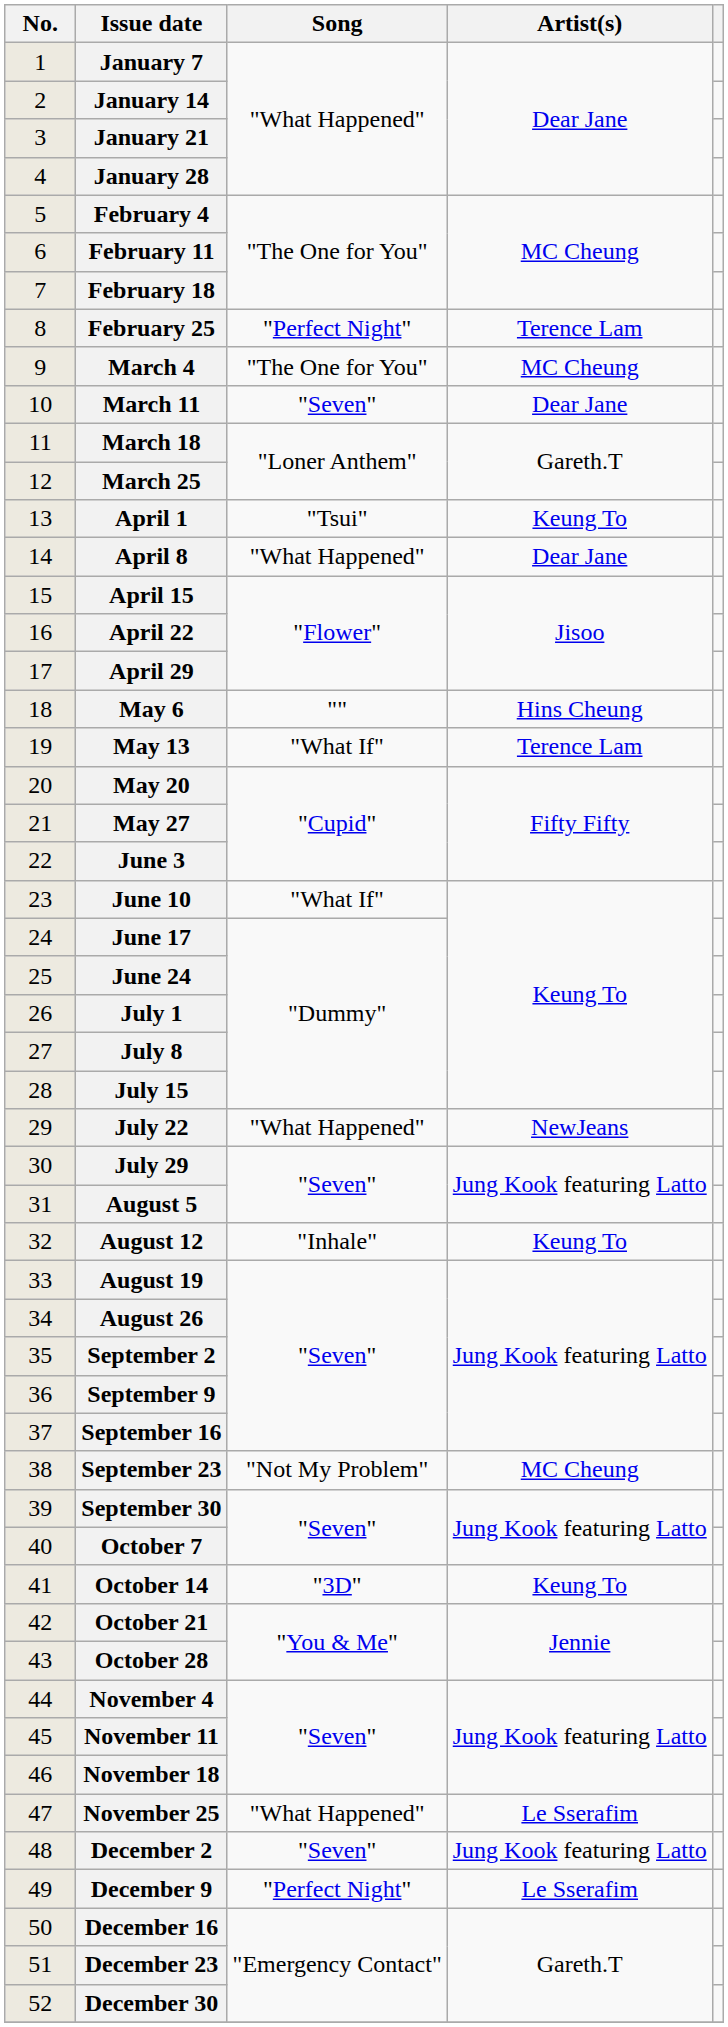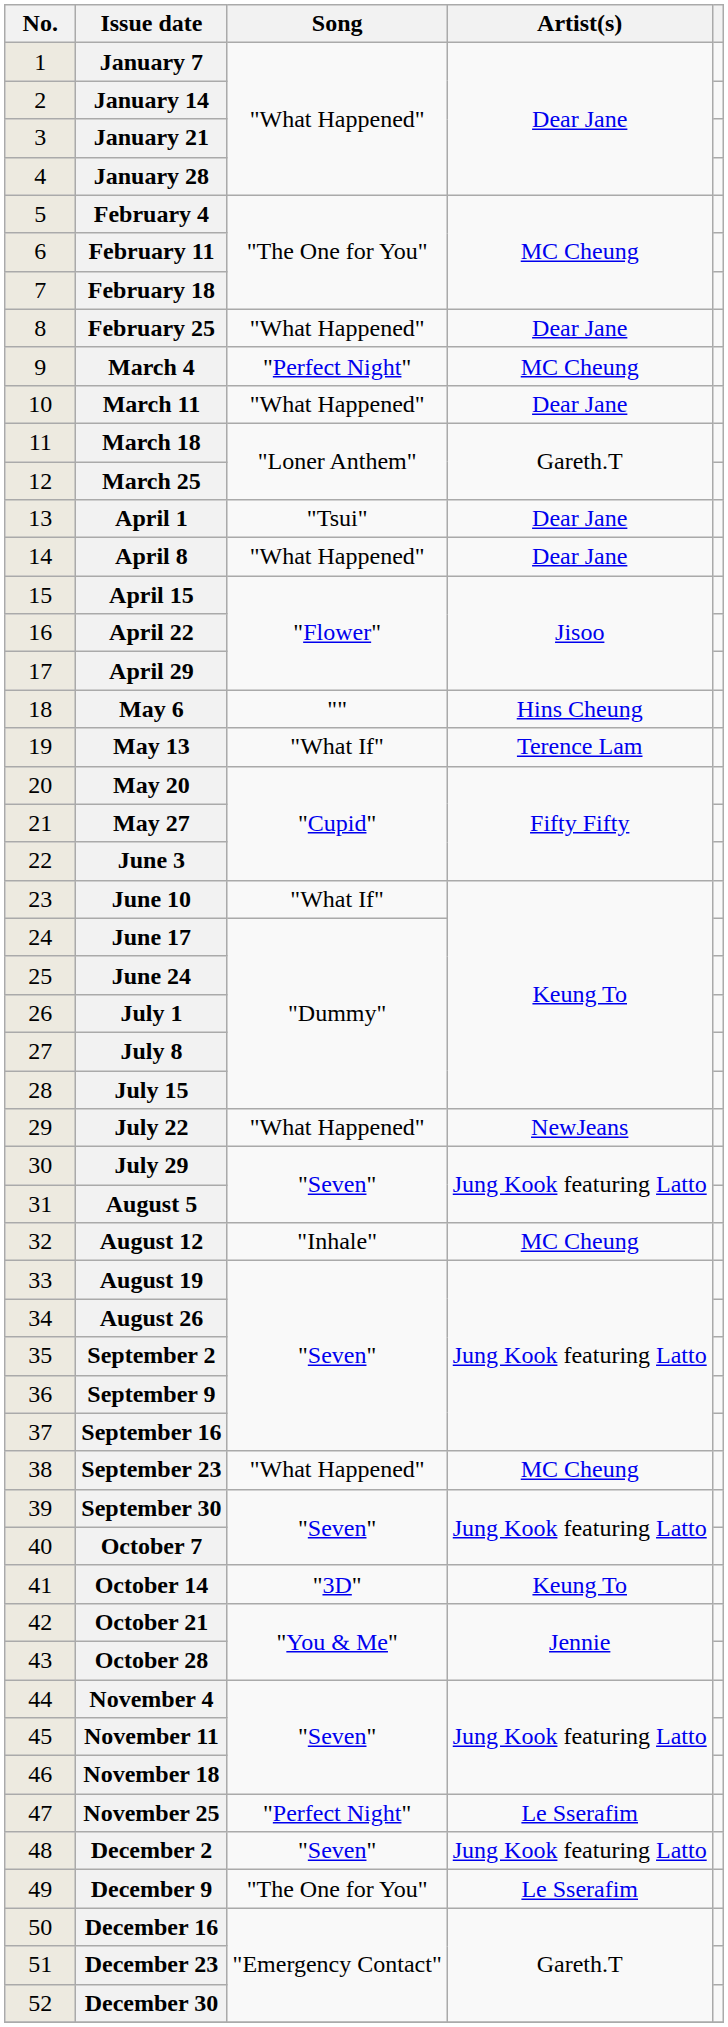(337, 328) "Perfect Night" -> (337, 328) "What Happened"
(580, 328) Terence Lam -> (580, 328) Dear Jane
(337, 366) "The One for You" -> (337, 366) "Perfect Night"
(337, 404) "Seven" -> (337, 404) "What Happened"
(580, 518) Keung To -> (580, 518) Dear Jane
(580, 1241) Keung To -> (580, 1241) MC Cheung
(337, 1469) "Not My Problem" -> (337, 1469) "What Happened"
(337, 1812) "What Happened" -> (337, 1812) "Perfect Night"
(337, 1888) "Perfect Night" -> (337, 1888) "The One for You"
